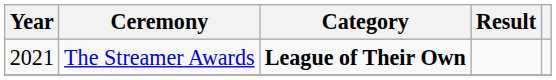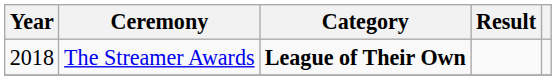(32, 57) 2021 -> (32, 57) 2018
